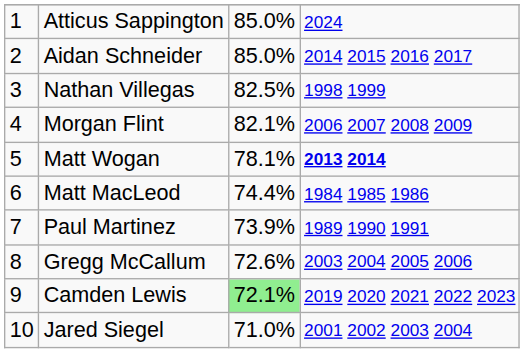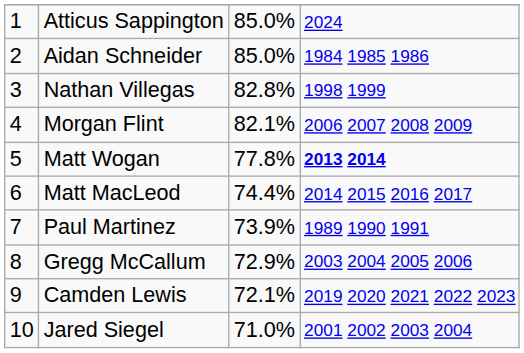(388, 56) 2014 2015 2016 2017 -> (367, 56) 1984 1985 1986
(264, 90) 82.5% -> (264, 90) 82.8%
(264, 158) 78.1% -> (264, 158) 77.8%
(367, 193) 1984 1985 1986 -> (388, 193) 2014 2015 2016 2017
(264, 261) 72.6% -> (264, 261) 72.9%
(264, 295) lightgreen background -> (264, 295) no background
